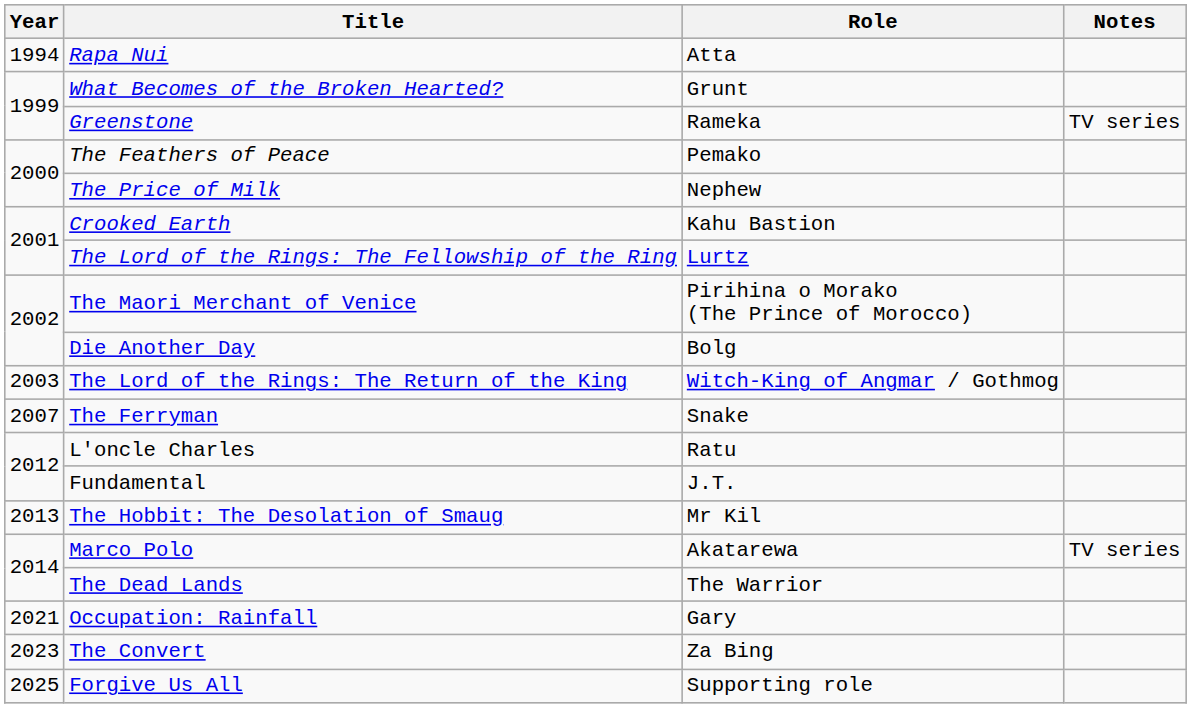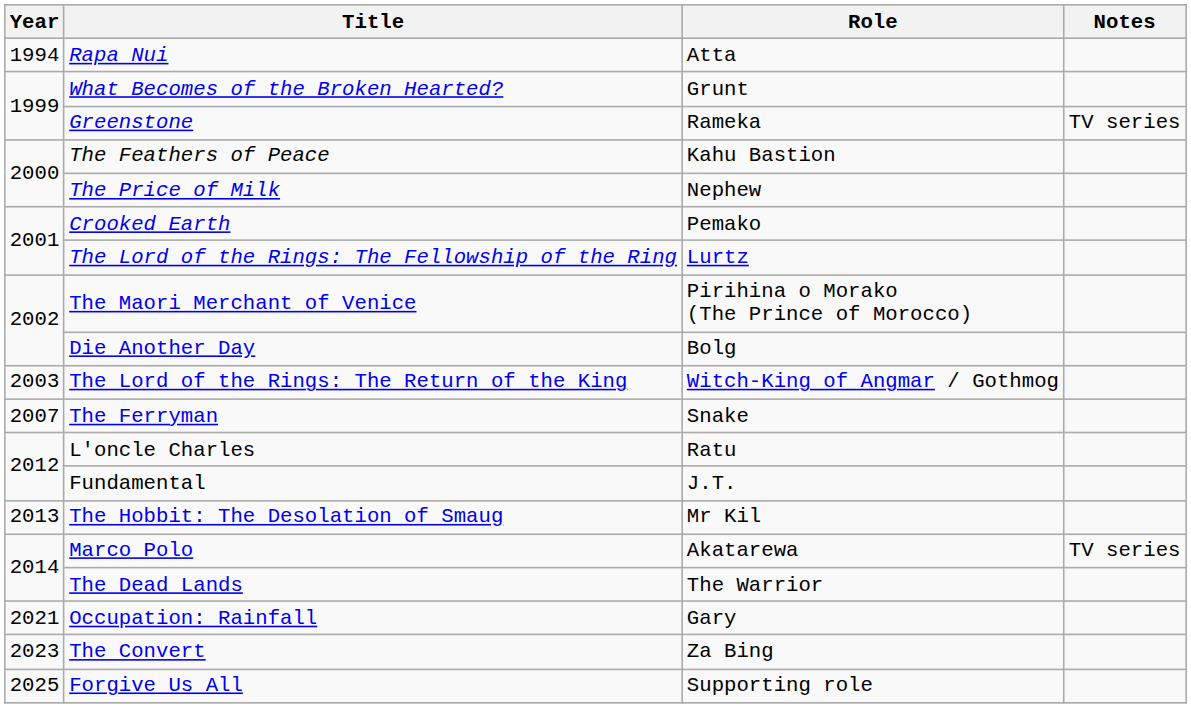(724, 156) Pemako -> (761, 156) Kahu Bastion
(761, 224) Kahu Bastion -> (724, 224) Pemako
